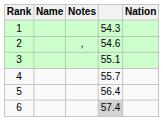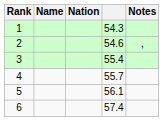columns swapped: (141, 12) <-> (82, 12)
(110, 60) 55.1 -> (114, 60) 55.4
(110, 92) 56.4 -> (114, 92) 56.1
(110, 108) lightgrey background -> (114, 108) no background
